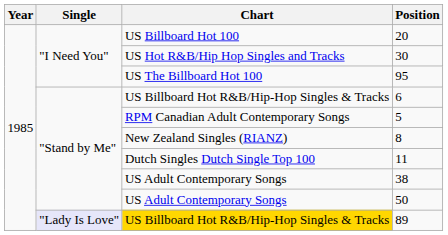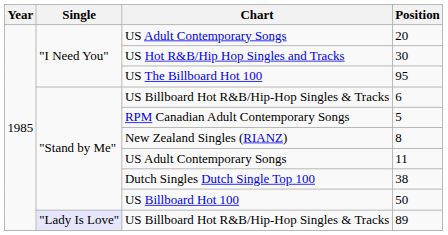(182, 35) US Billboard Hot 100 -> (206, 35) US Adult Contemporary Songs
(220, 158) Dutch Singles Dutch Single Top 100 -> (206, 158) US Adult Contemporary Songs
(206, 179) US Adult Contemporary Songs -> (220, 179) Dutch Singles Dutch Single Top 100
(206, 199) US Adult Contemporary Songs -> (182, 199) US Billboard Hot 100
(257, 220) gold background -> (257, 220) no background
